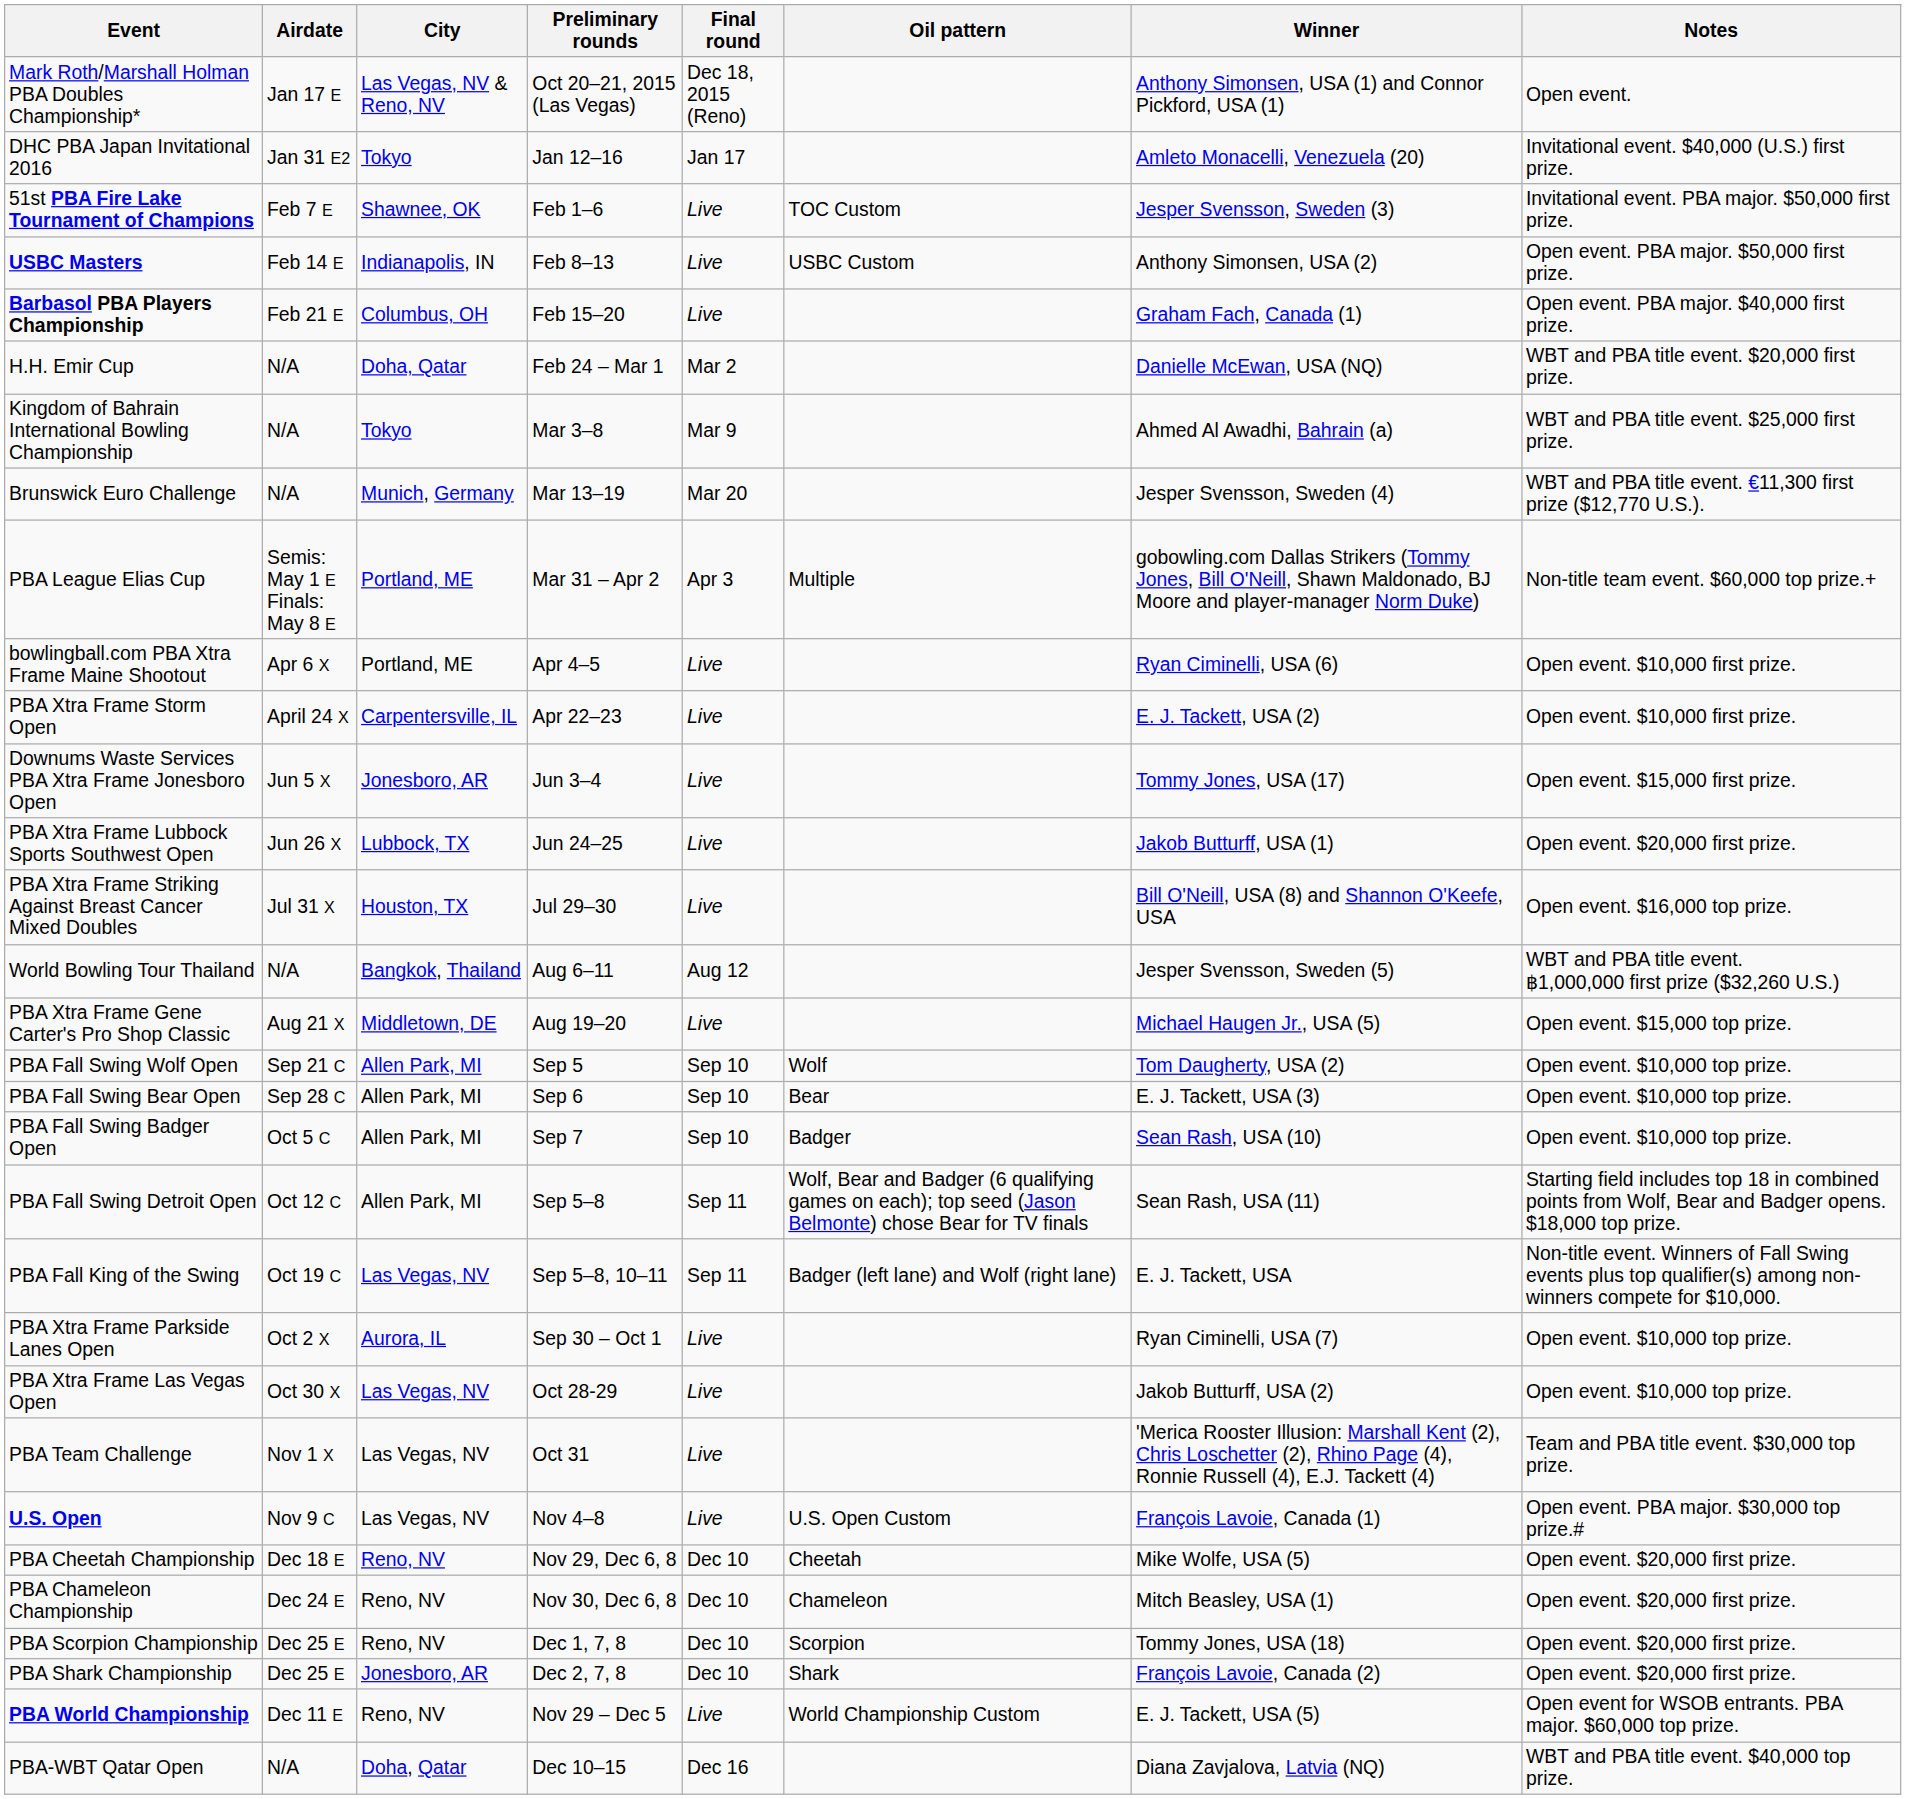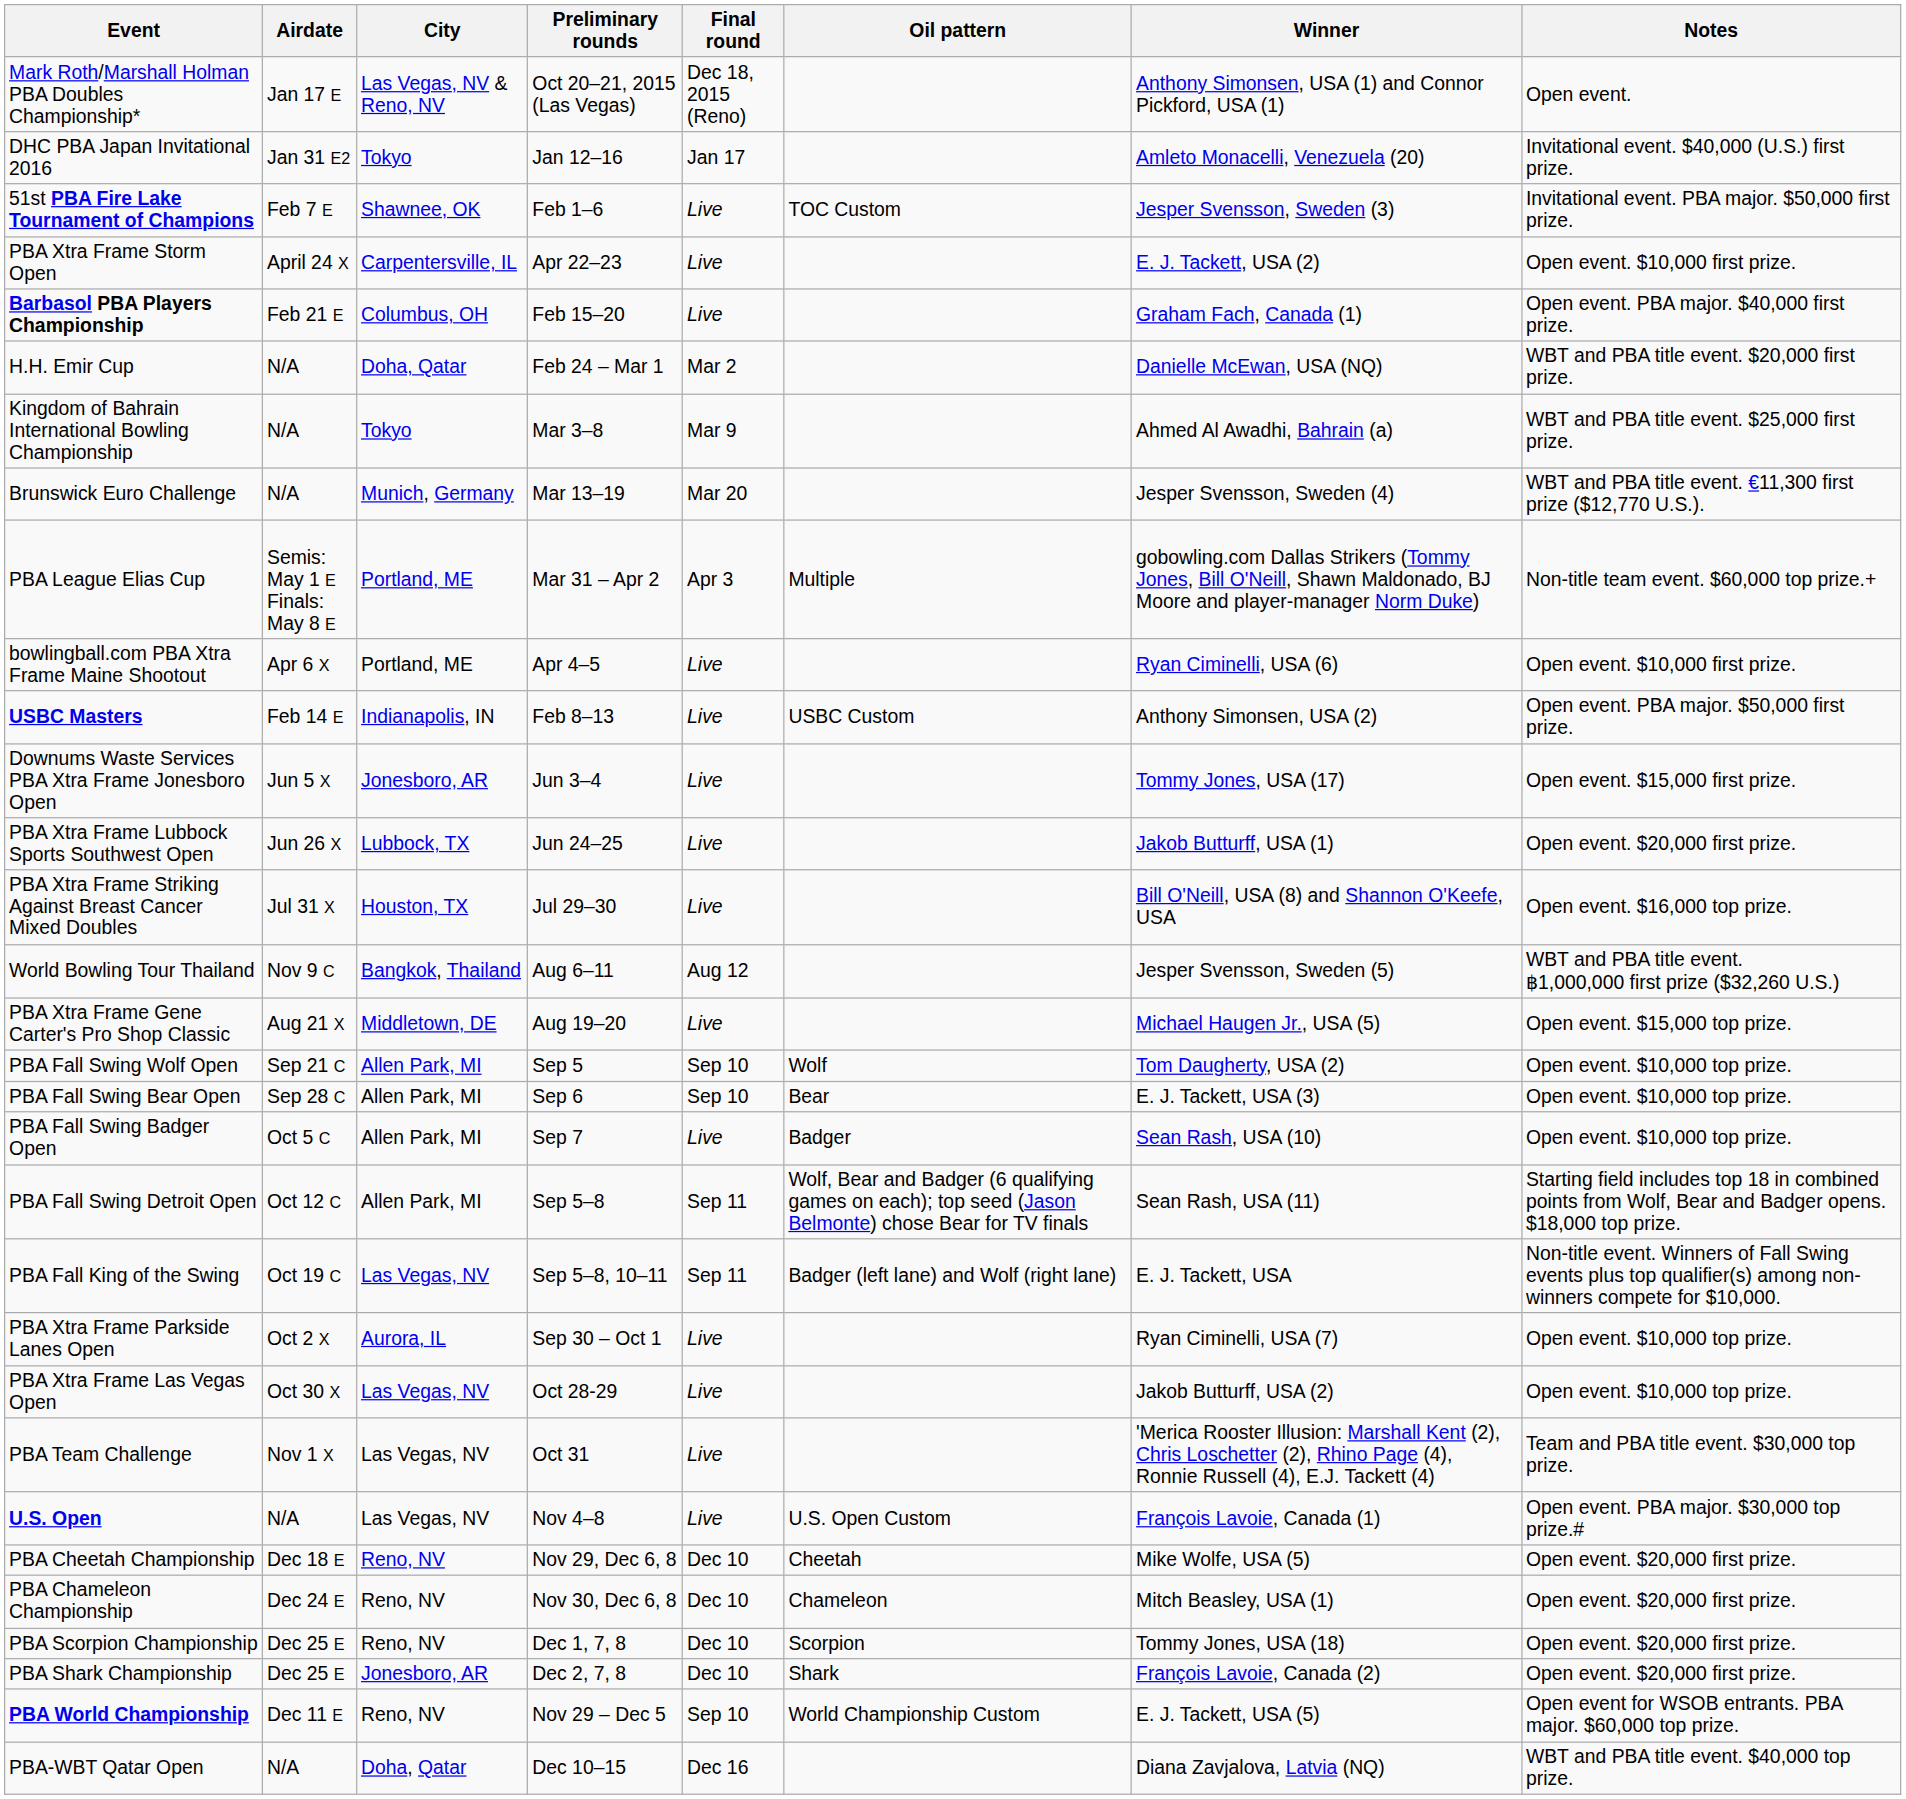rows swapped: (76, 262) <-> (108, 716)
(283, 971) N/A -> (301, 971) Nov 9 C
(718, 1138) Sep 10 -> (705, 1138) Live
(301, 1518) Nov 9 C -> (283, 1518) N/A
(705, 1715) Live -> (718, 1715) Sep 10
